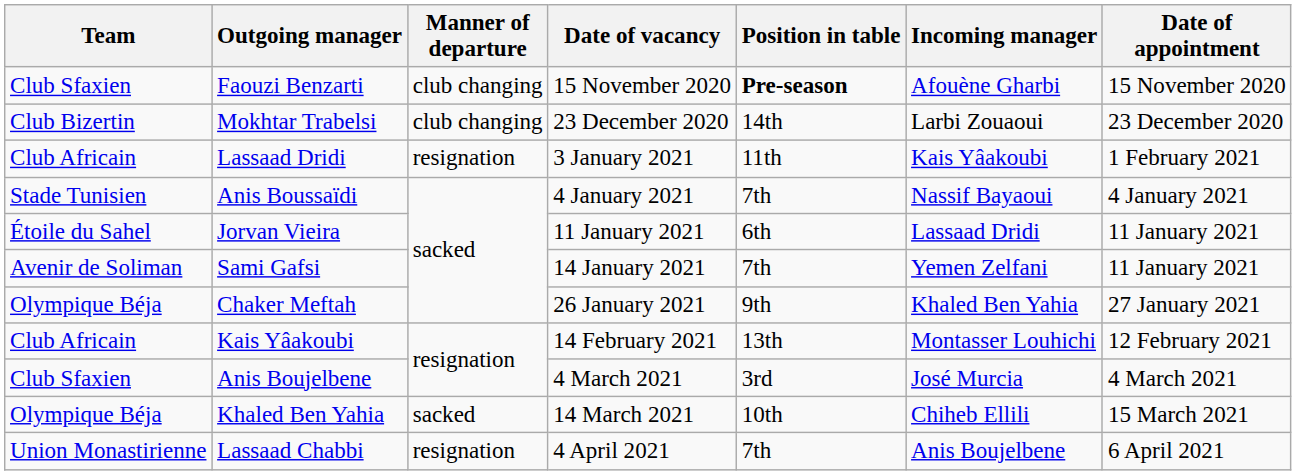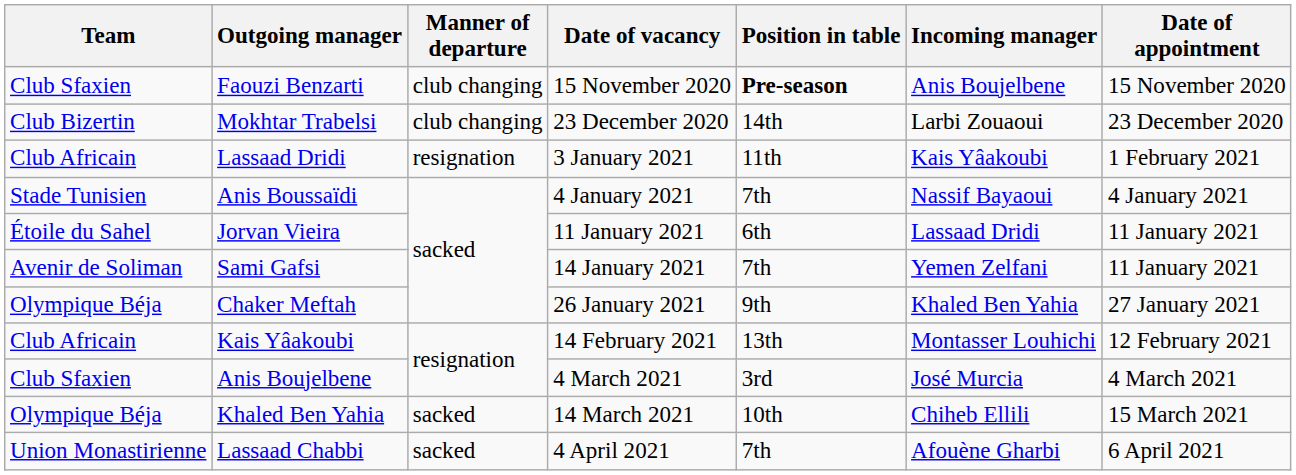(986, 85) Afouène Gharbi -> (988, 85) Anis Boujelbene
(464, 450) resignation -> (444, 450) sacked
(988, 450) Anis Boujelbene -> (986, 450) Afouène Gharbi
